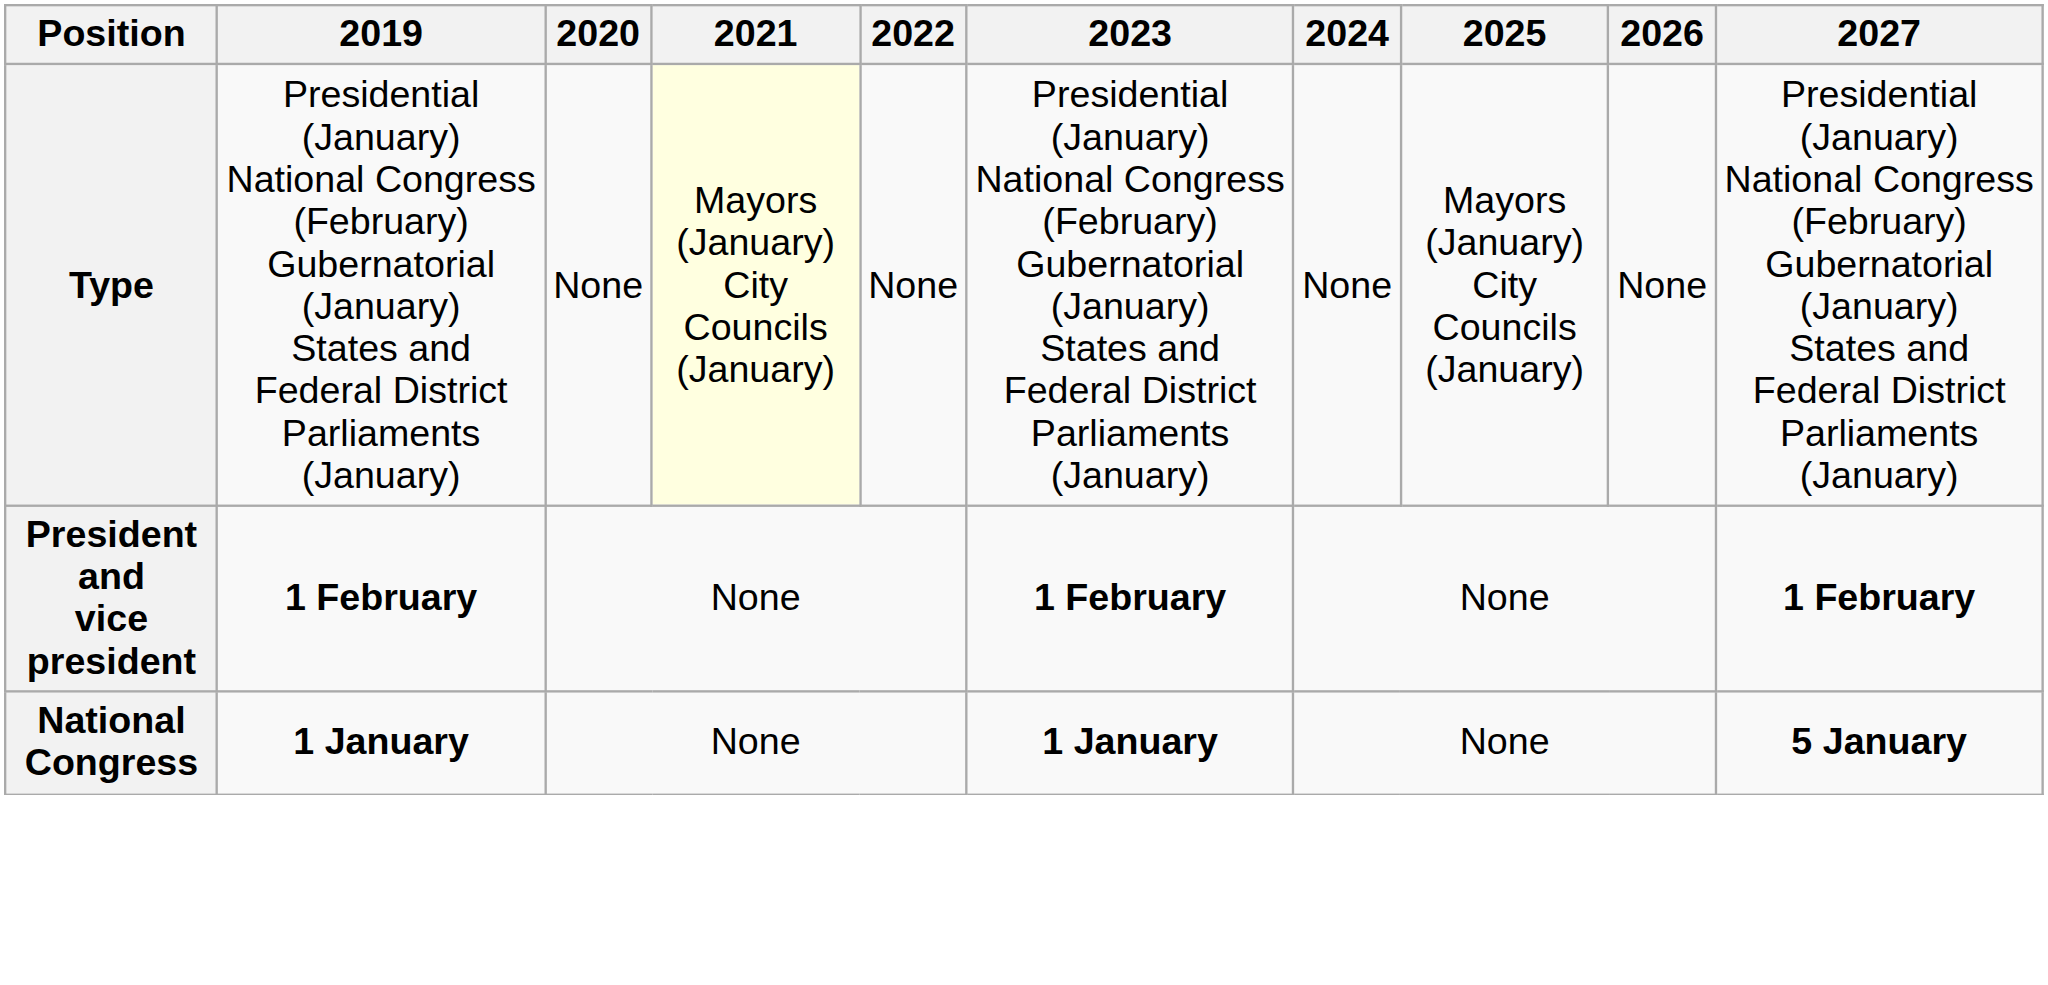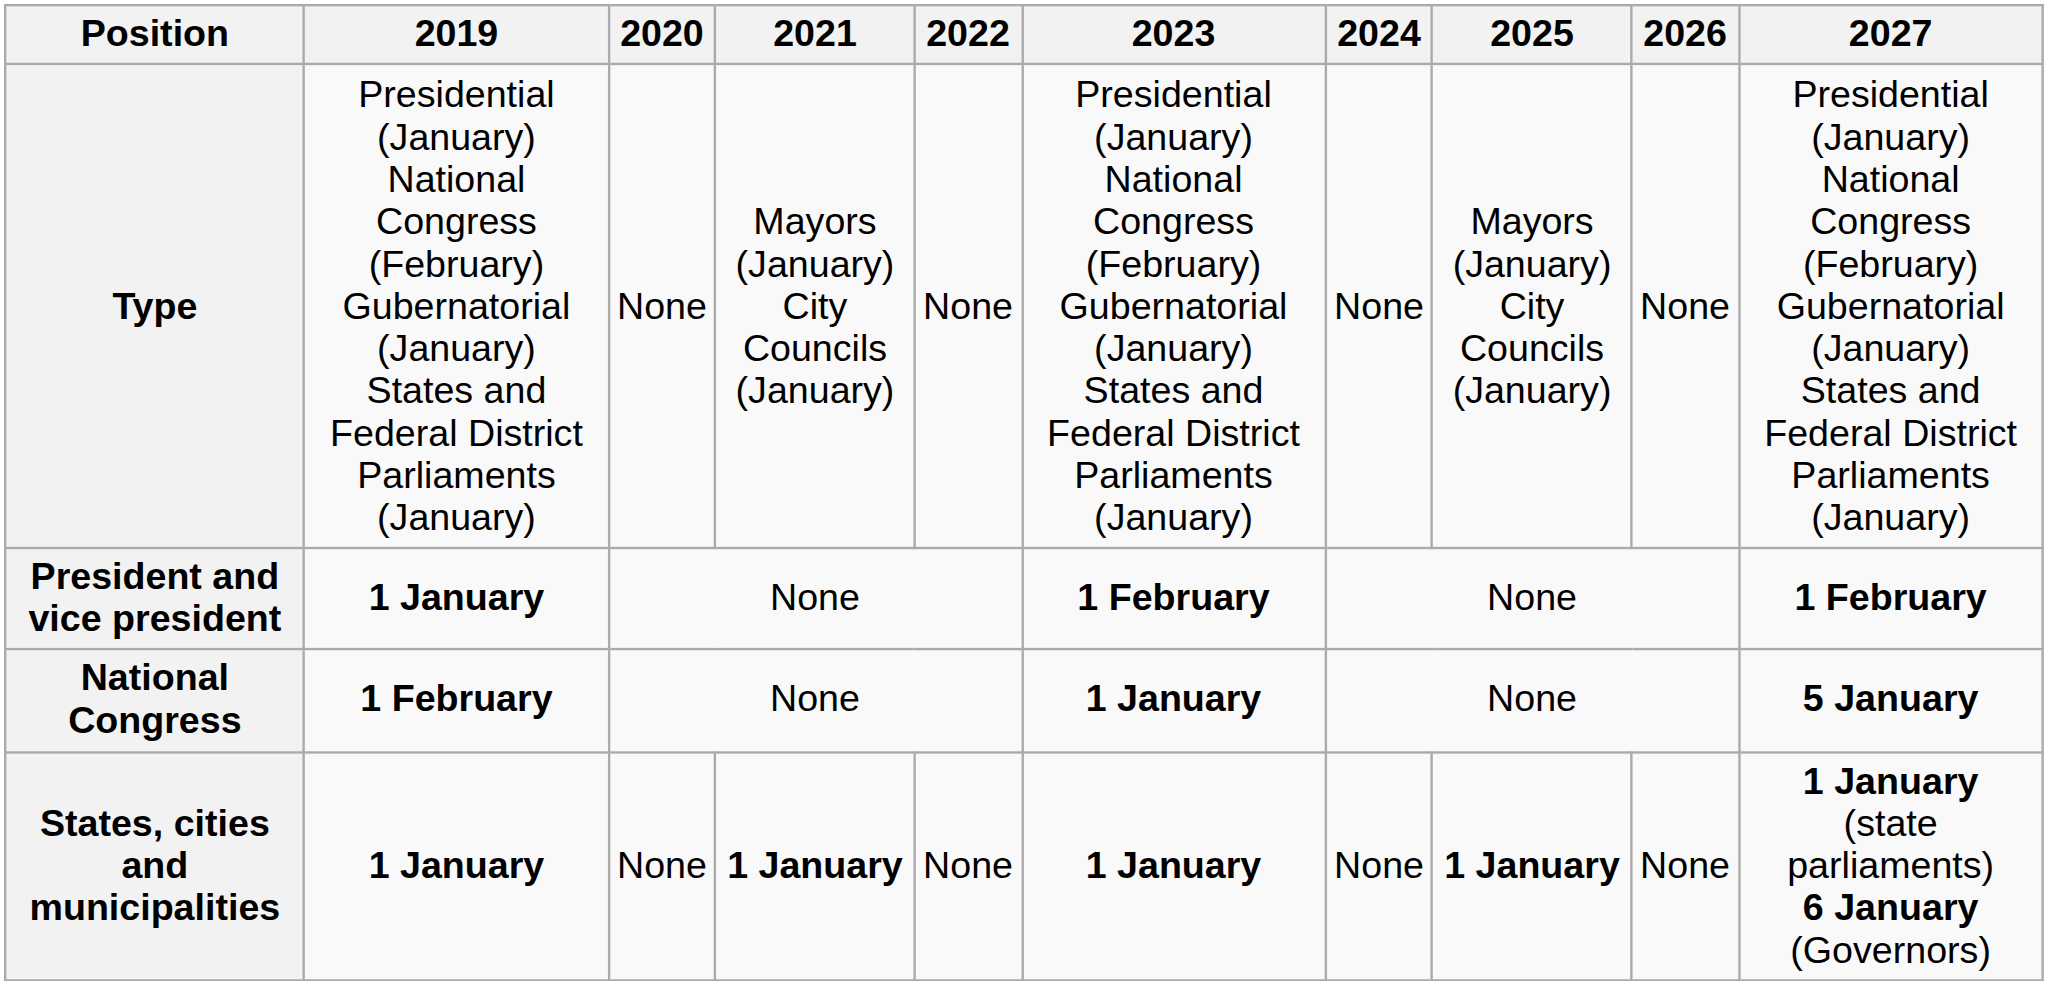(756, 284) lightyellow background -> (815, 305) no background
(381, 597) 1 February -> (456, 597) 1 January
(381, 741) 1 January -> (456, 699) 1 February
+ row: (155, 865)
